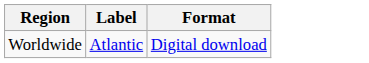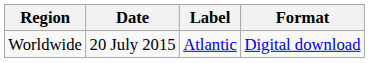+ column: (133, 17)
